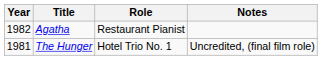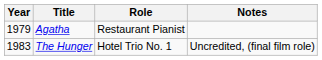(19, 30) 1982 -> (19, 30) 1979
(19, 47) 1981 -> (19, 47) 1983
